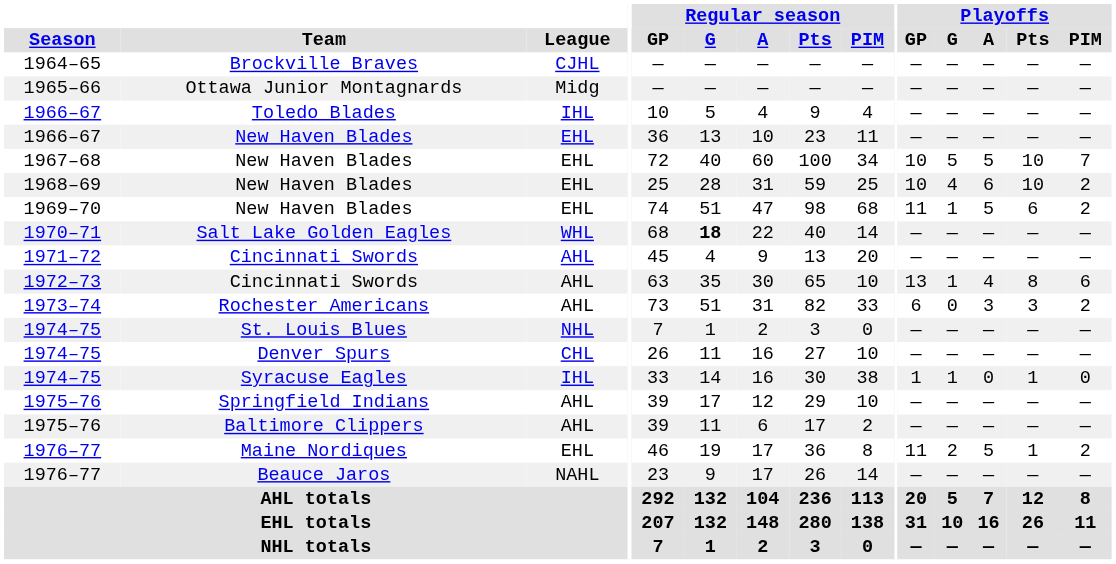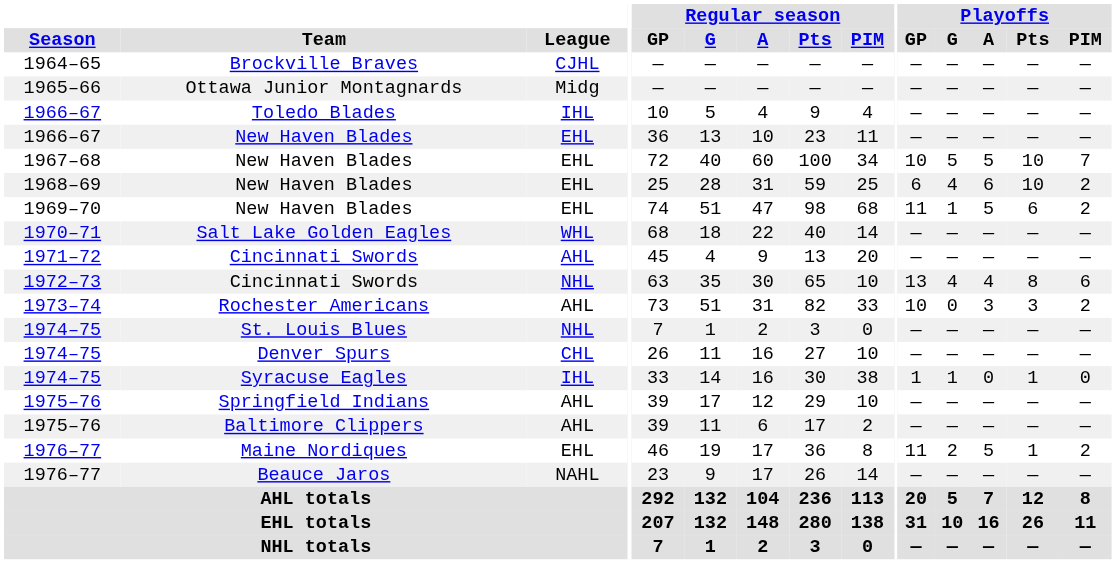(916, 185) 10 -> (916, 185) 6
(710, 233) bold -> (710, 233) normal
(577, 282) AHL -> (577, 282) NHL
(952, 282) 1 -> (952, 282) 4
(916, 306) 6 -> (916, 306) 10
